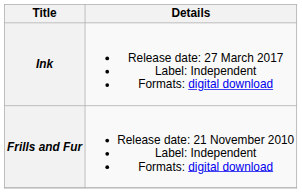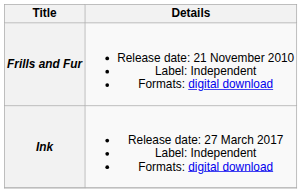rows swapped: (45, 146) <-> (45, 64)
